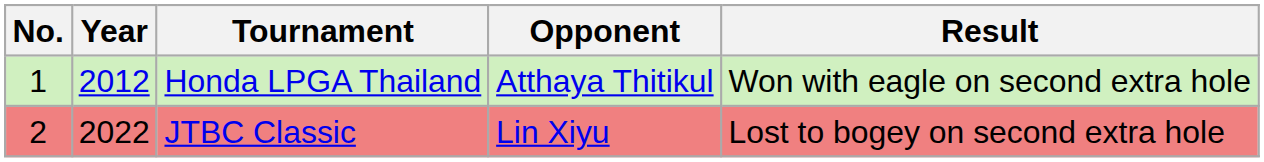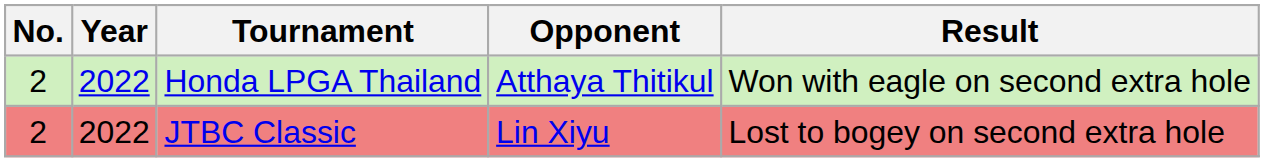(38, 81) 1 -> (38, 81) 2
(114, 81) 2012 -> (114, 81) 2022
